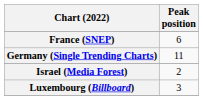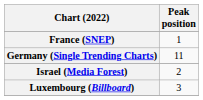(179, 39) 6 -> (179, 39) 1
